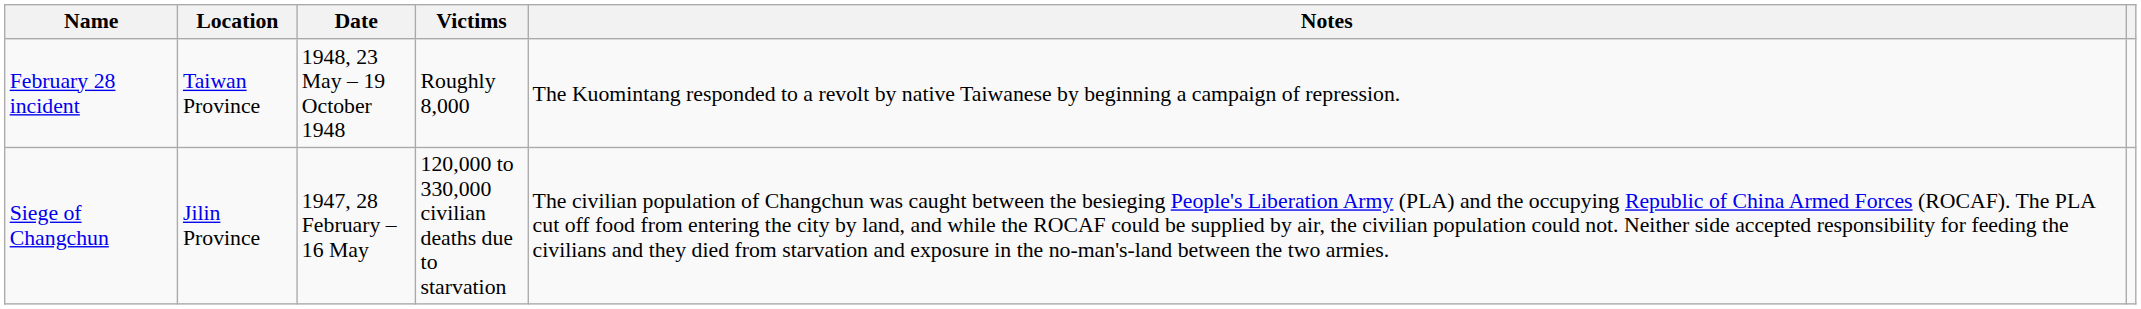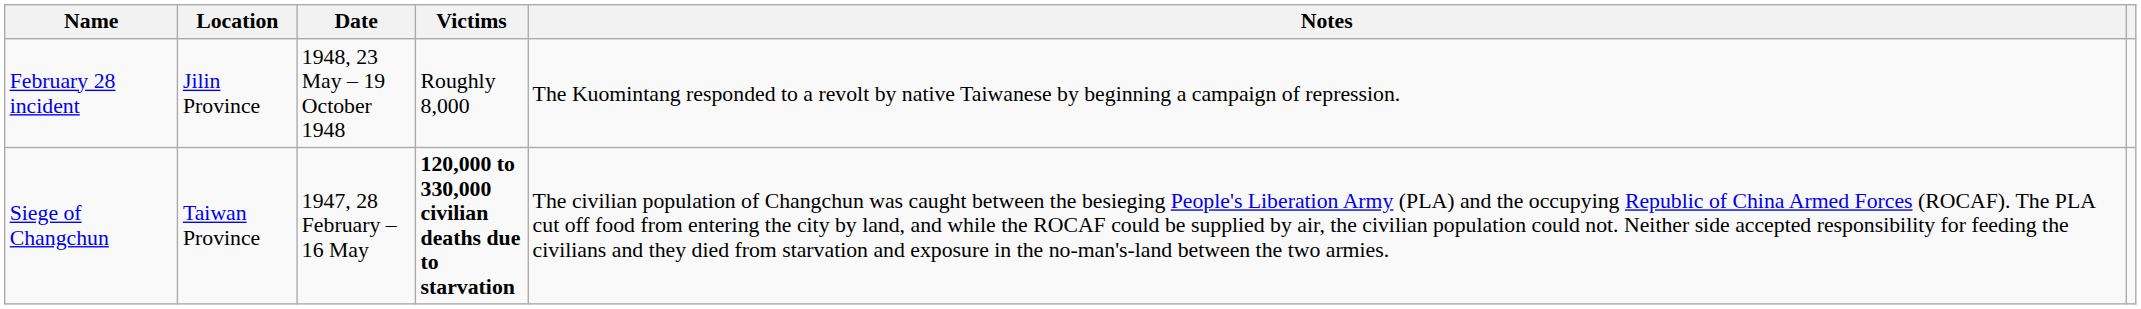(222, 92) Taiwan Province -> (222, 92) Jilin Province
(222, 225) Jilin Province -> (222, 225) Taiwan Province
(467, 225) normal -> (470, 225) bold
